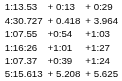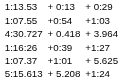rows swapped: (21, 34) <-> (24, 20)
(60, 47) +1:01 -> (60, 47) +0:39
(60, 61) +0:39 -> (60, 61) +1:01
(98, 61) +1:24 -> (102, 61) + 5.625
(102, 74) + 5.625 -> (98, 74) +1:24
